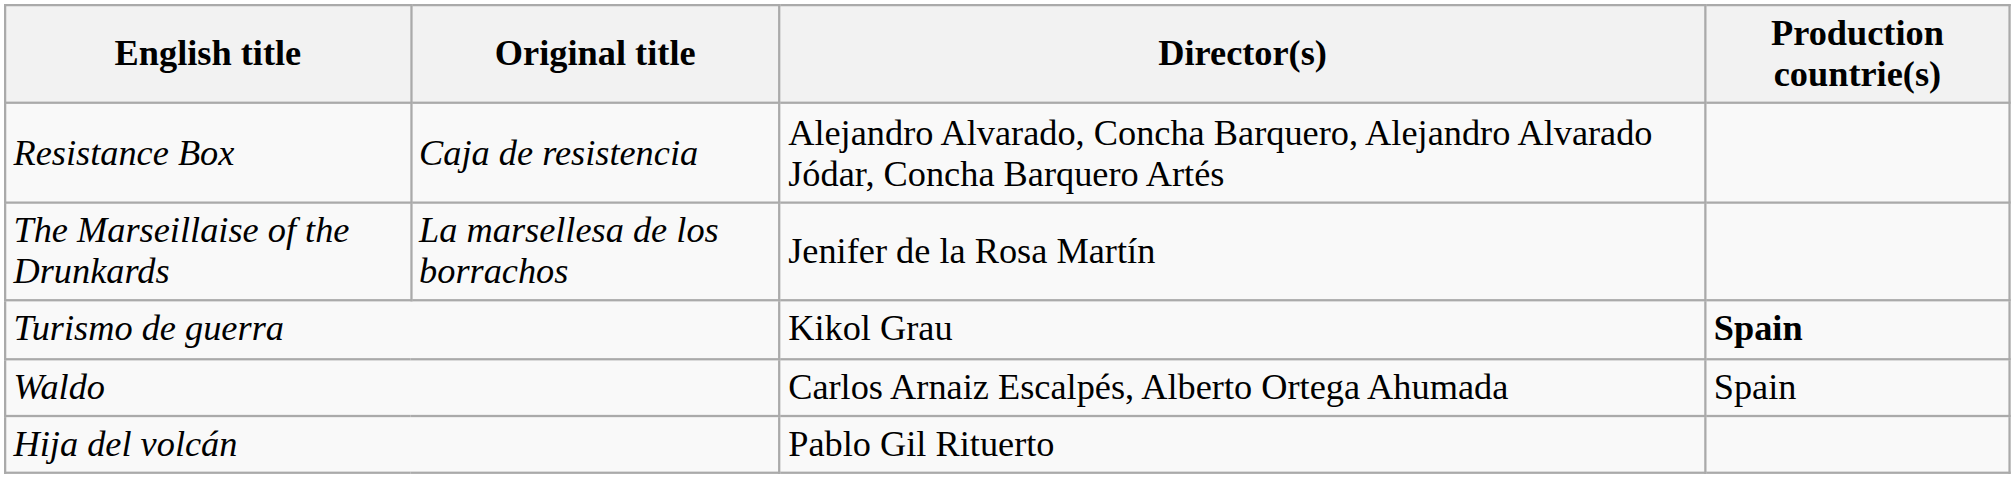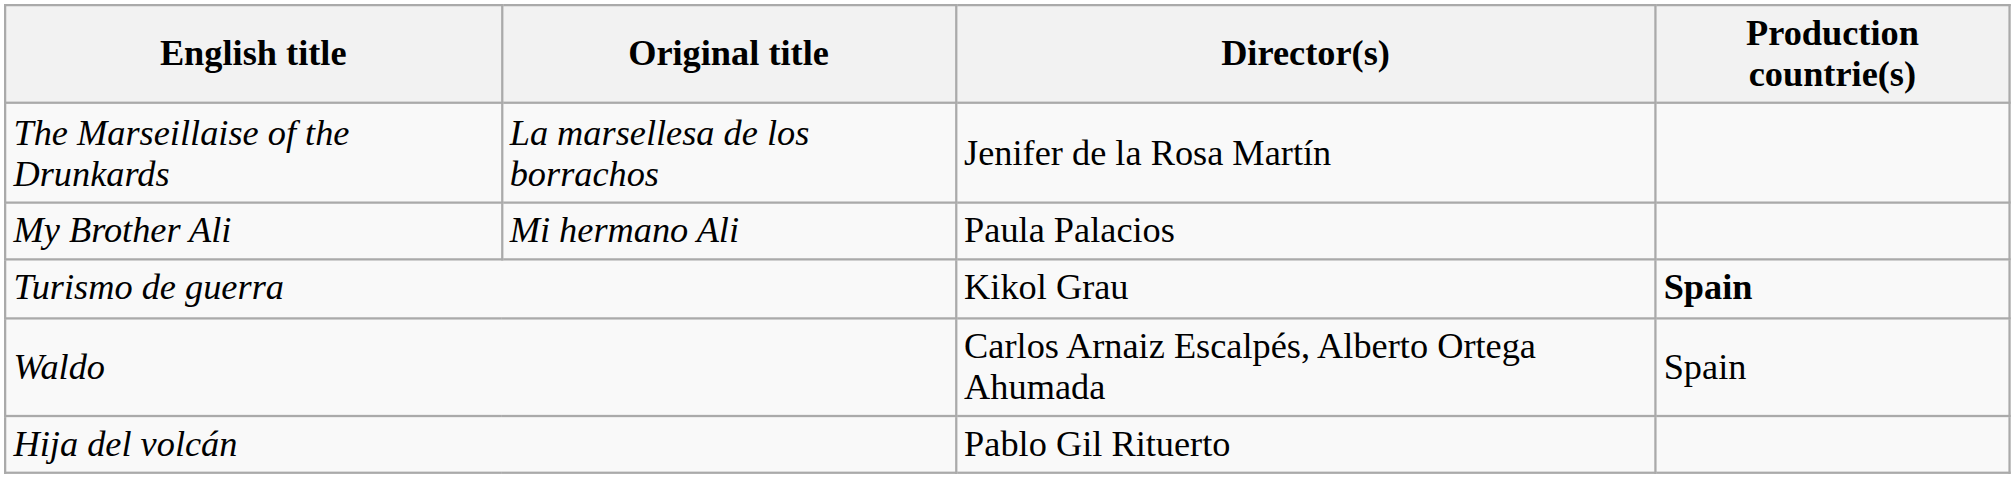- row: (124, 152)
+ row: (122, 230)
